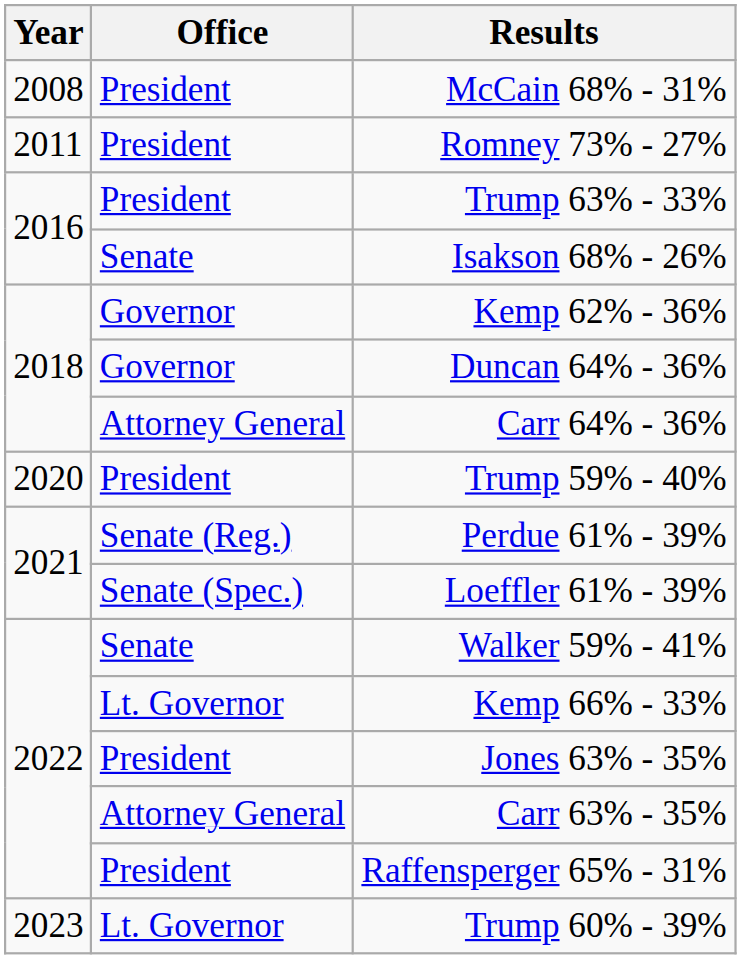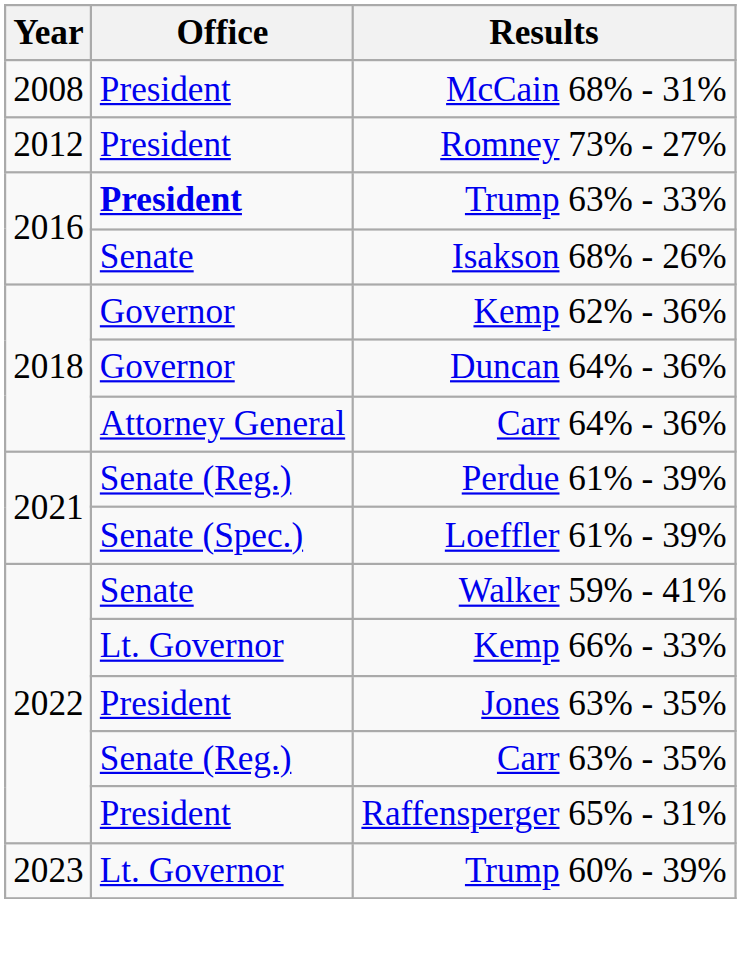(48, 144) 2011 -> (48, 144) 2012
(165, 199) normal -> (171, 199) bold
- row: (596, 479)
(223, 813) Attorney General -> (196, 758) Senate (Reg.)
